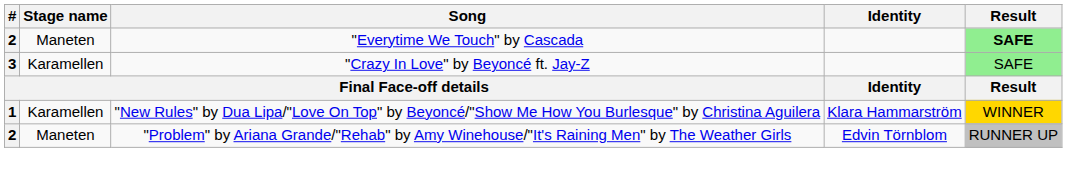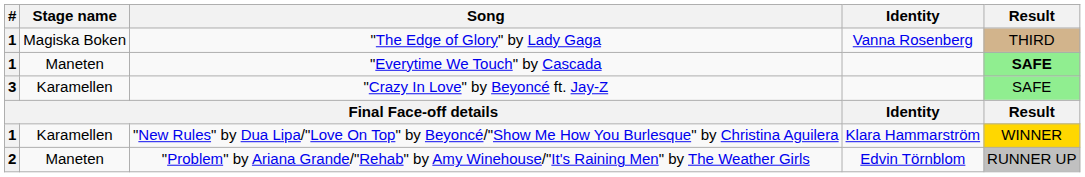+ row: (486, 40)
(12, 40) 2 -> (12, 64) 1
